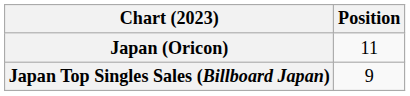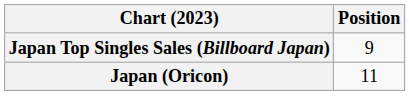rows swapped: (169, 47) <-> (169, 76)
